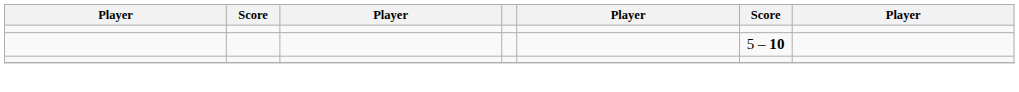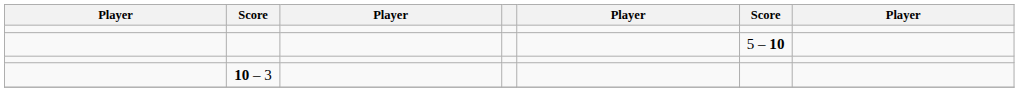+ row: (116, 75)
